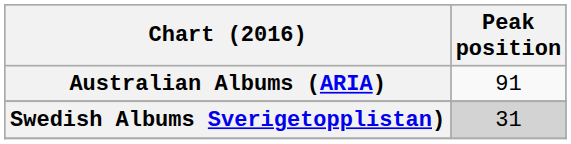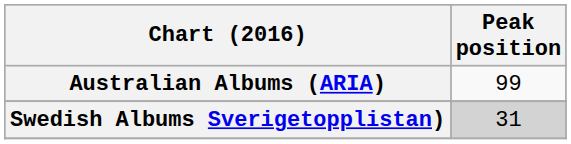(508, 84) 91 -> (508, 84) 99
